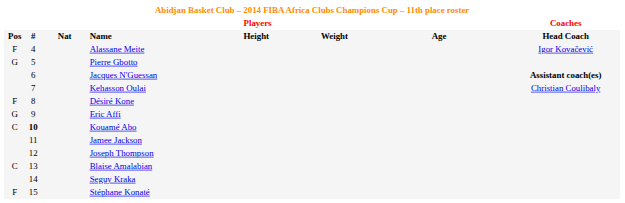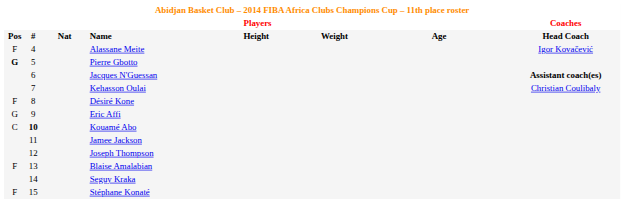(15, 62) normal -> (15, 62) bold
(15, 166) C -> (15, 166) F
